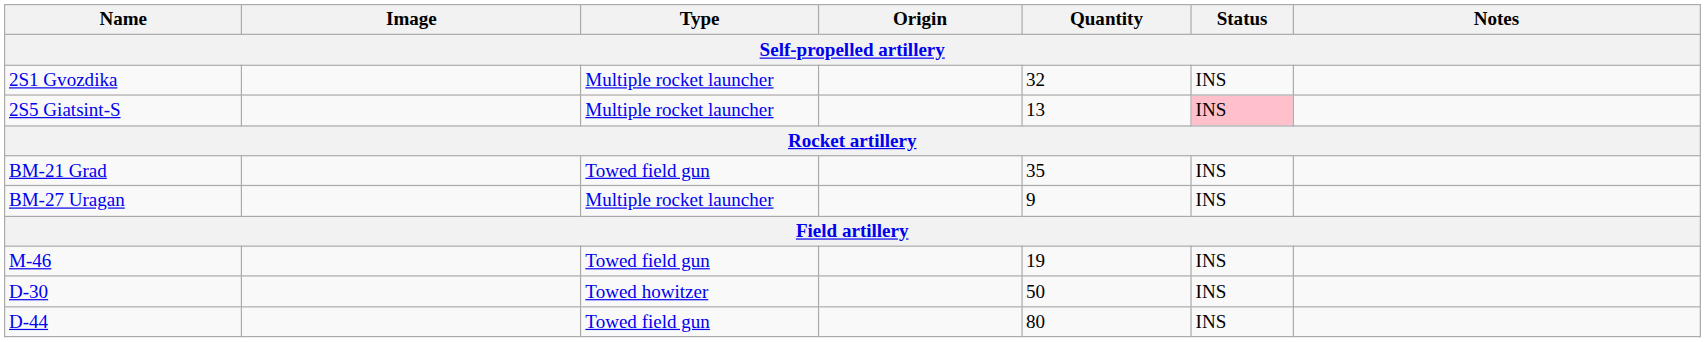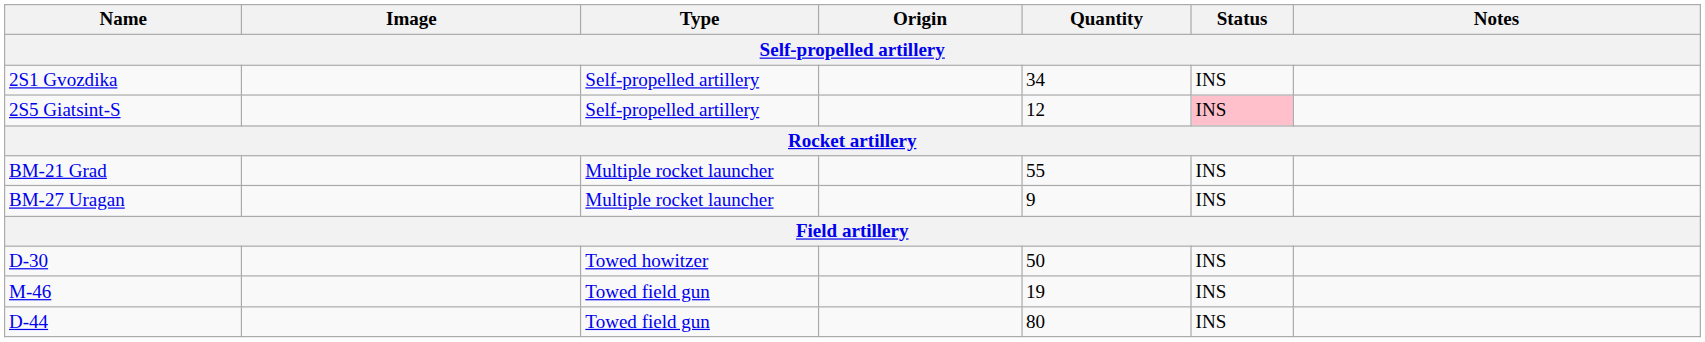(679, 79) Multiple rocket launcher -> (672, 79) Self-propelled artillery
(1036, 79) 32 -> (1036, 79) 34
(679, 110) Multiple rocket launcher -> (672, 110) Self-propelled artillery
(1036, 110) 13 -> (1036, 110) 12
(648, 170) Towed field gun -> (679, 170) Multiple rocket launcher
(1036, 170) 35 -> (1036, 170) 55
rows swapped: (30, 261) <-> (29, 291)
